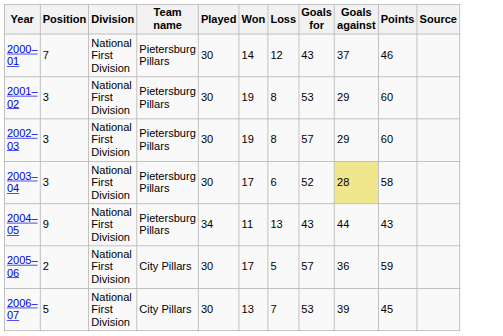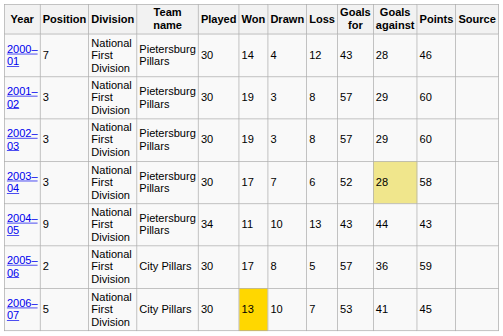+ column: (287, 19)
(343, 55) 37 -> (382, 55) 28
(307, 97) 53 -> (346, 97) 57
(248, 309) no background -> (248, 309) gold background
(343, 309) 39 -> (382, 309) 41
